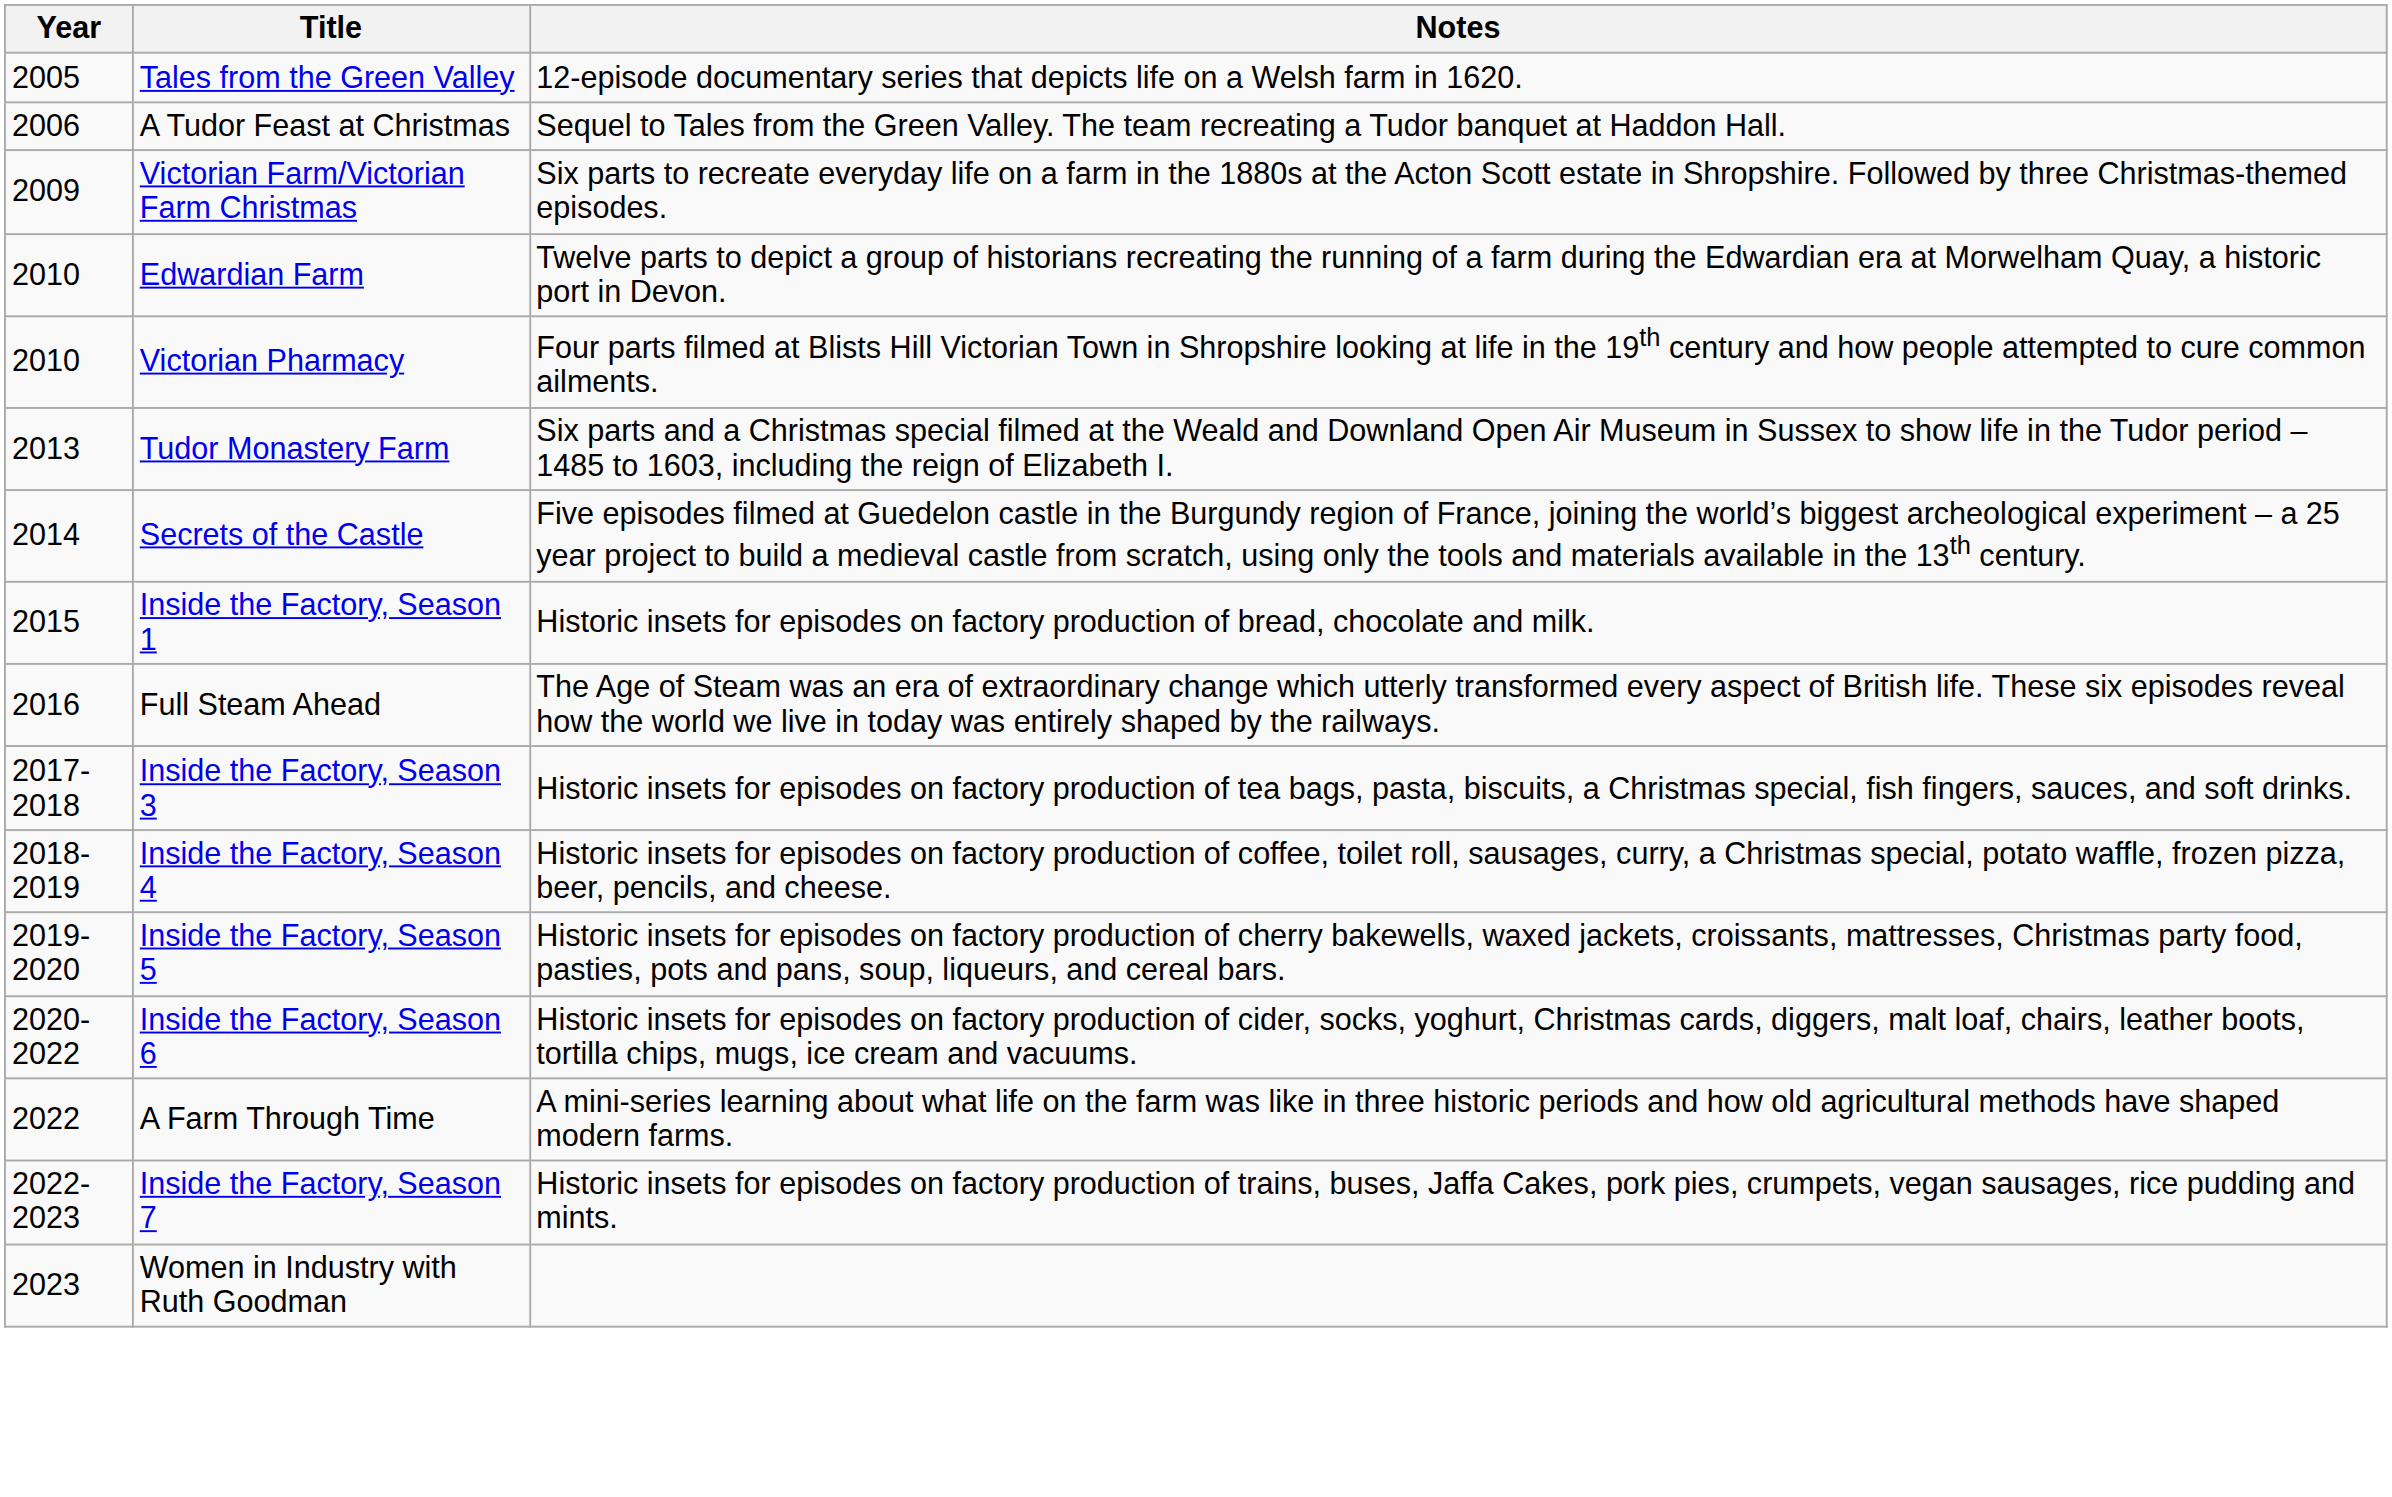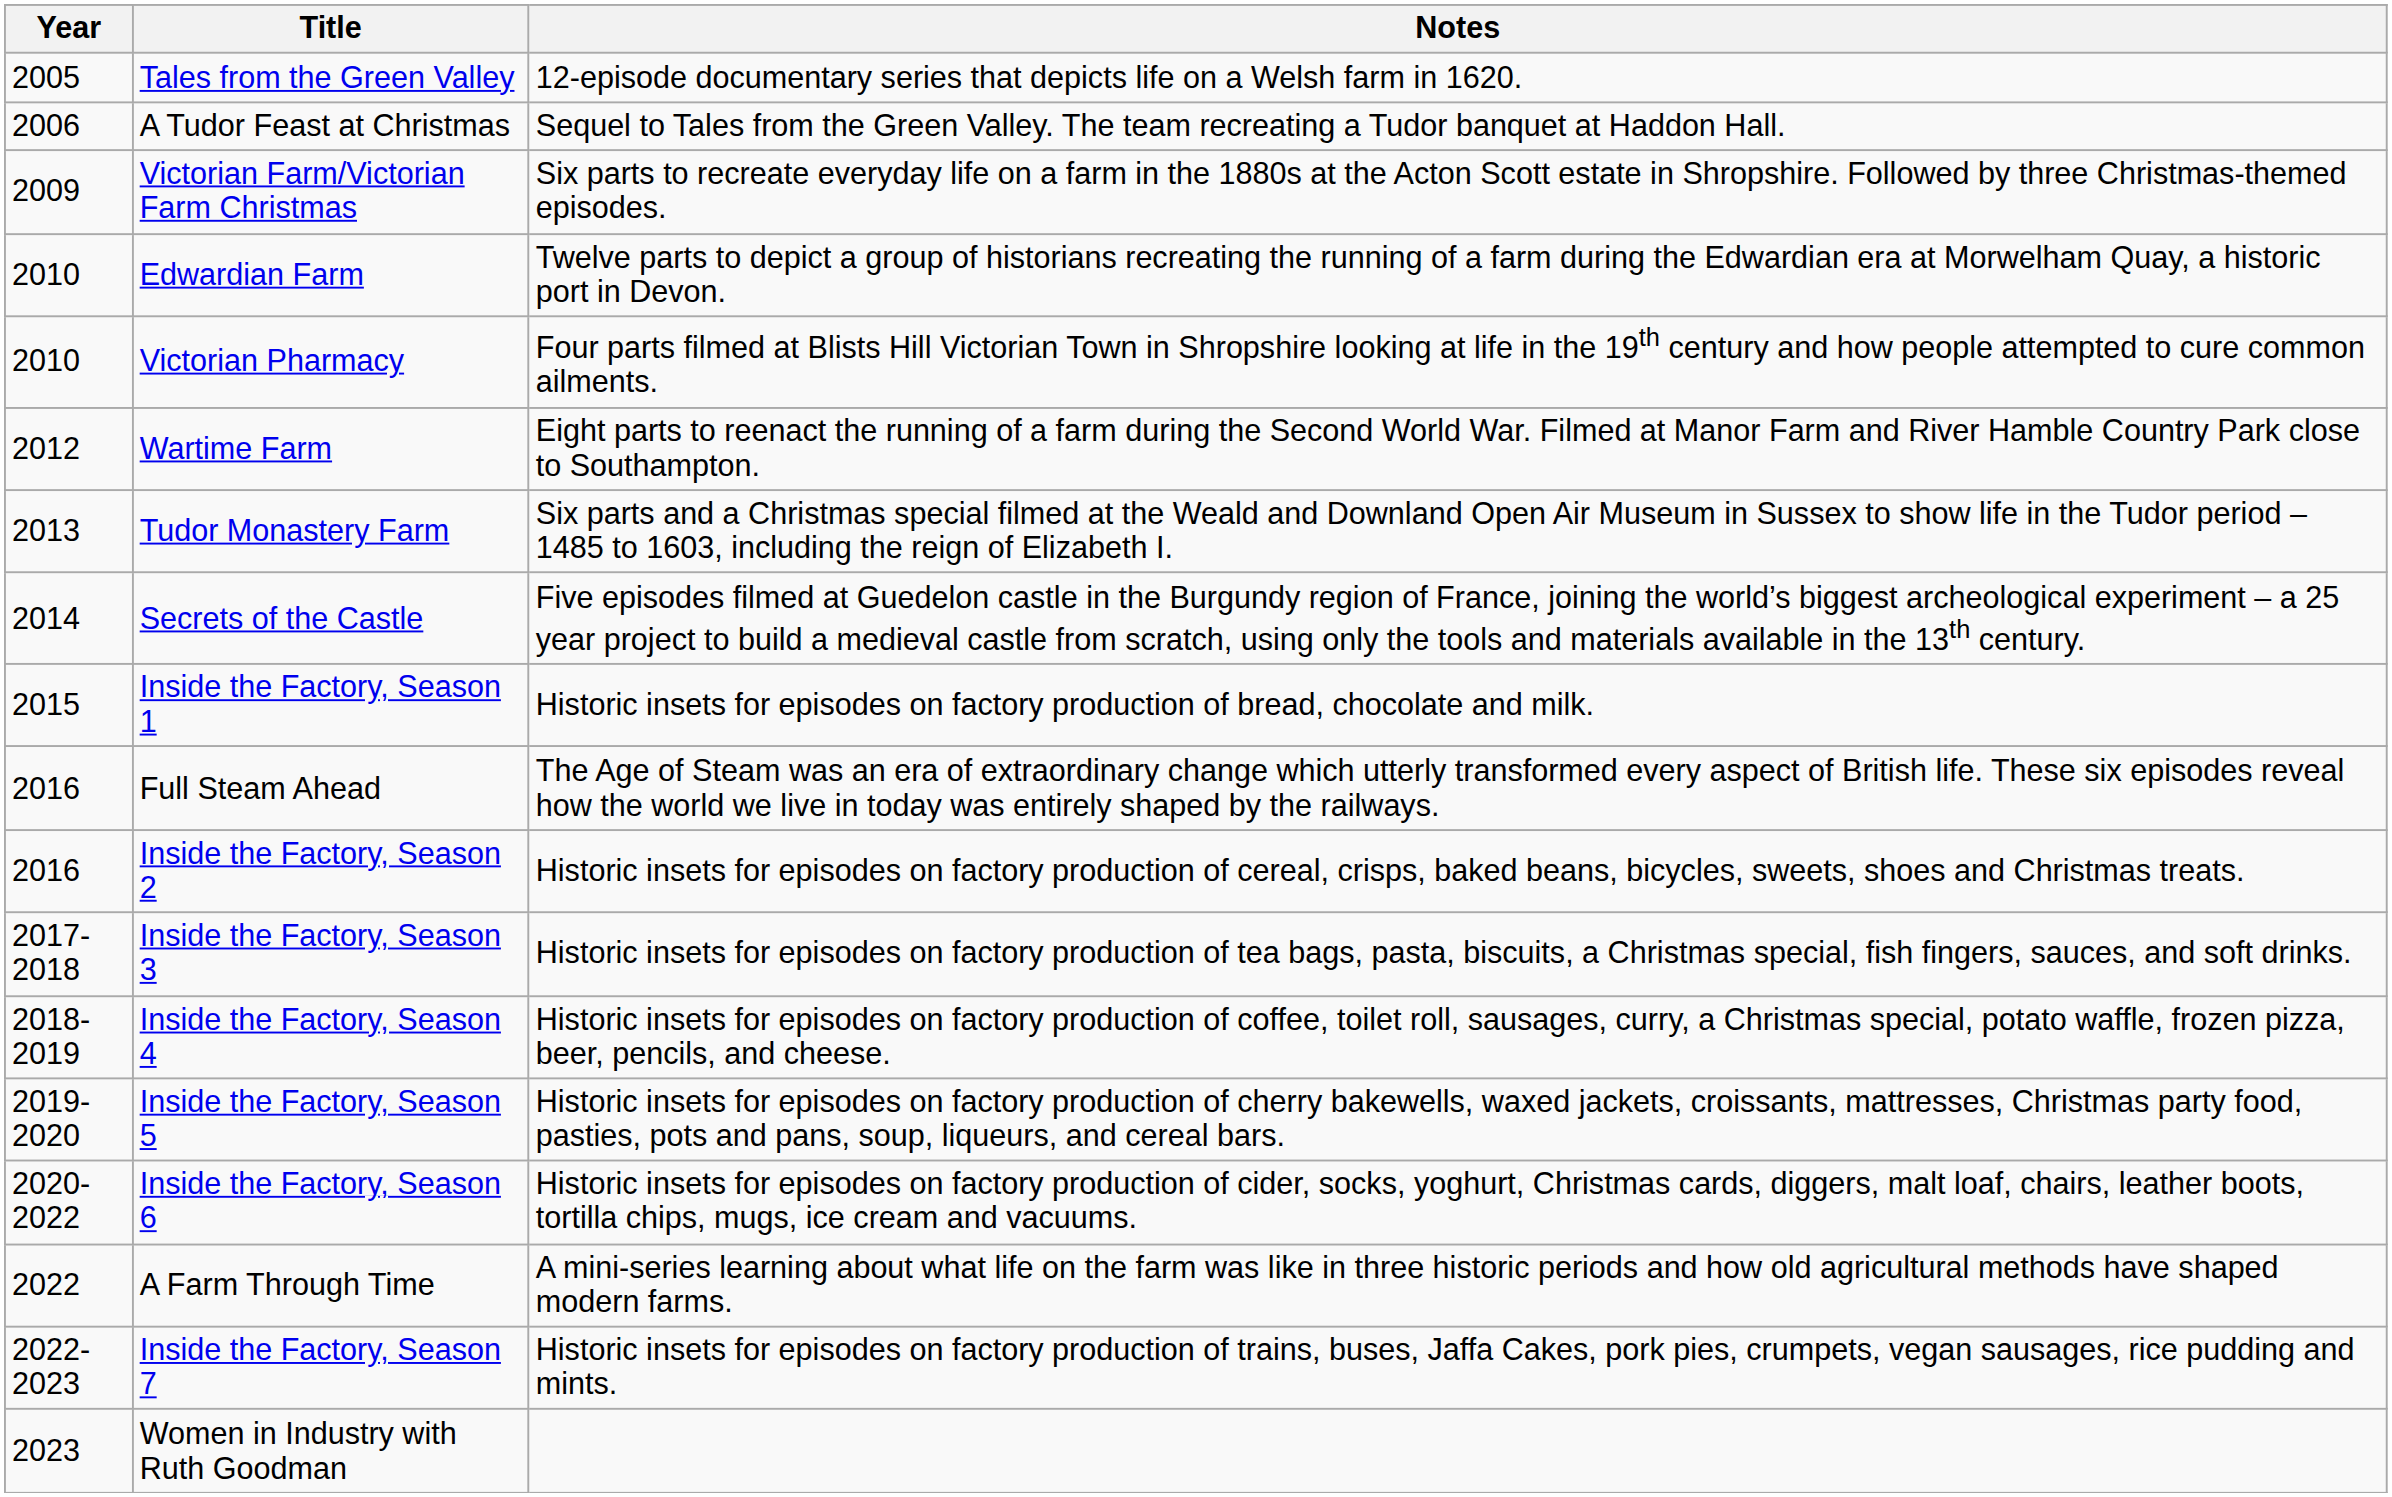+ row: (236, 448)
+ row: (320, 870)
